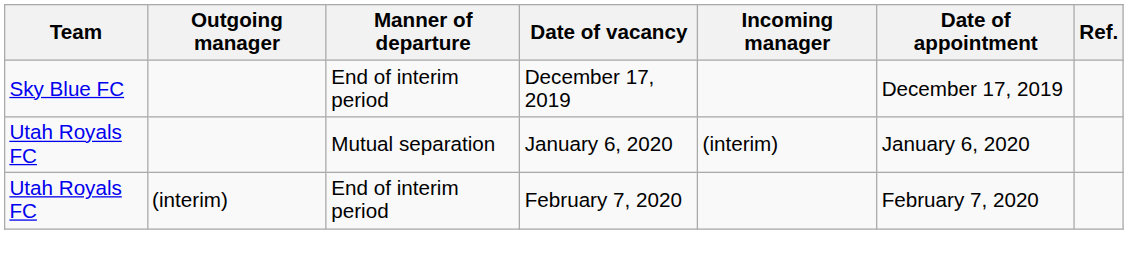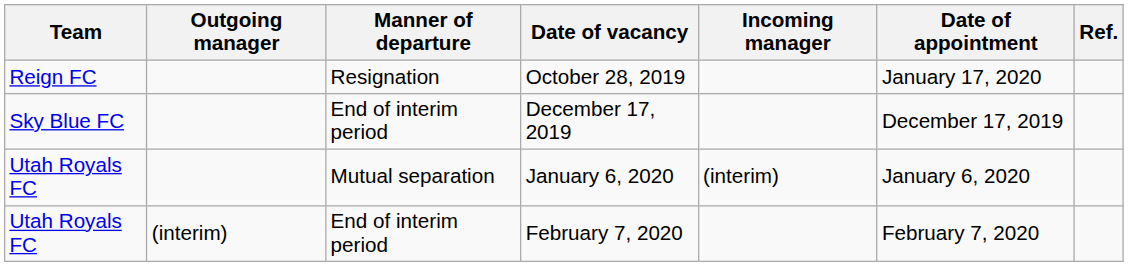+ row: (605, 76)
